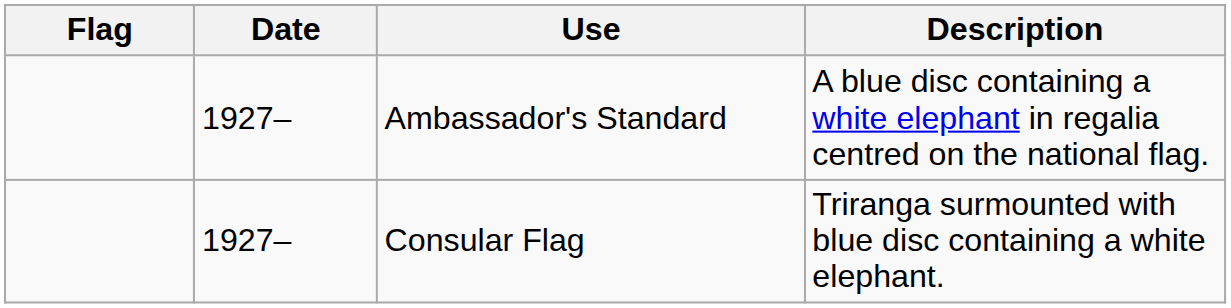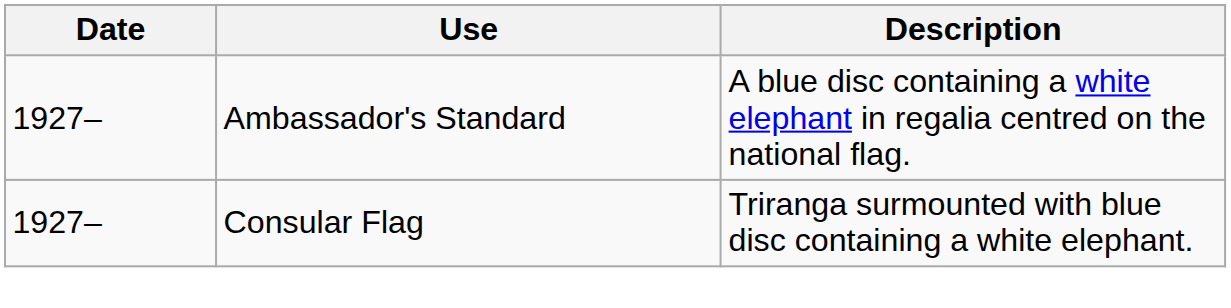- column: (100, 30)
